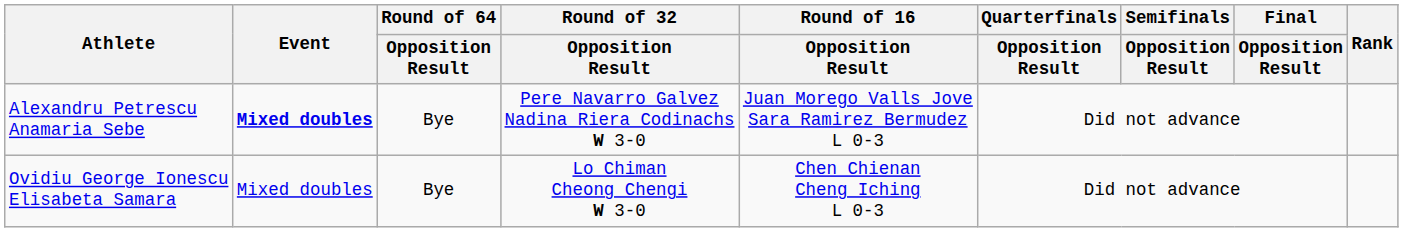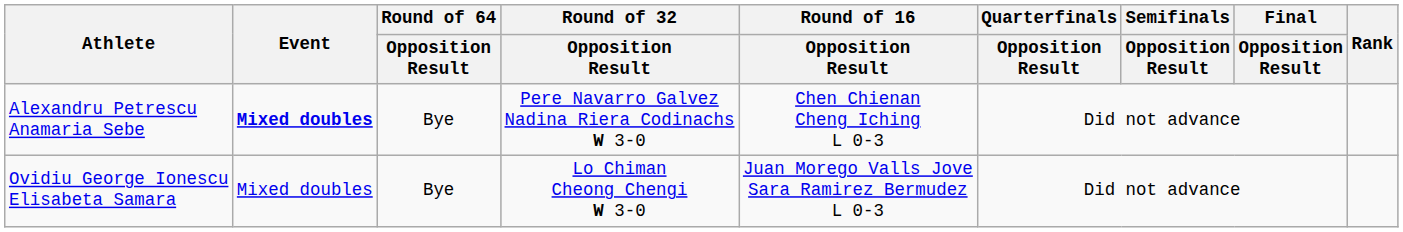(858, 119) Juan Morego Valls Jove Sara Ramirez Bermudez L 0-3 -> (858, 119) Chen Chienan Cheng Iching L 0-3
(858, 190) Chen Chienan Cheng Iching L 0-3 -> (858, 190) Juan Morego Valls Jove Sara Ramirez Bermudez L 0-3
